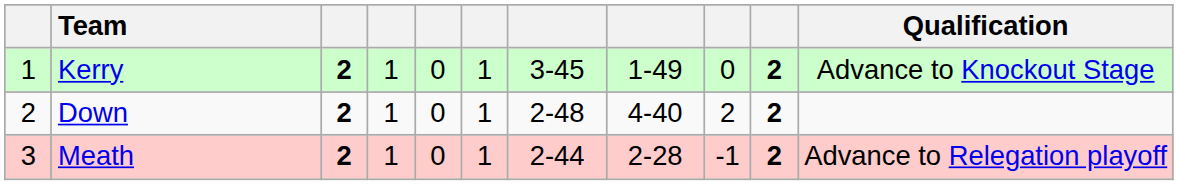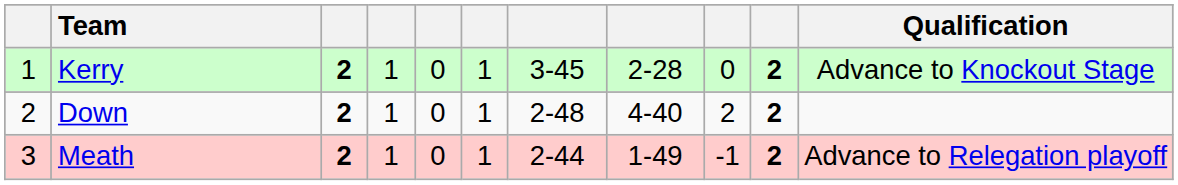(655, 69) 1-49 -> (655, 69) 2-28
(655, 156) 2-28 -> (655, 156) 1-49
